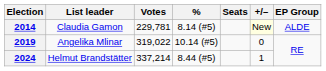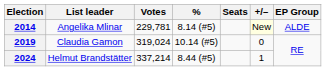(90, 27) Claudia Gamon -> (90, 27) Angelika Mlinar
(90, 42) Angelika Mlinar -> (90, 42) Claudia Gamon
(153, 42) 319,022 -> (153, 42) 319,024
